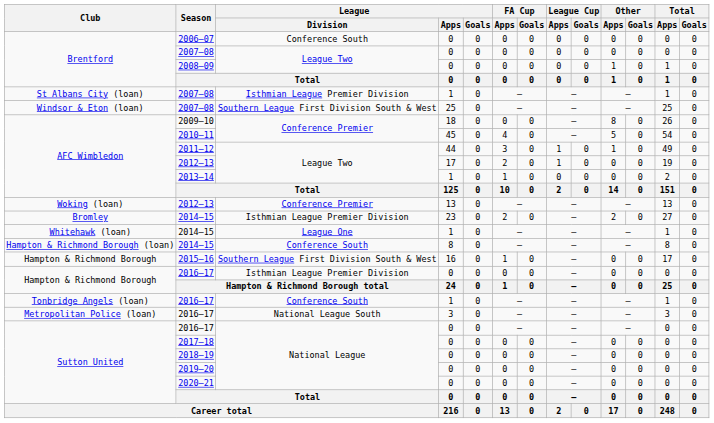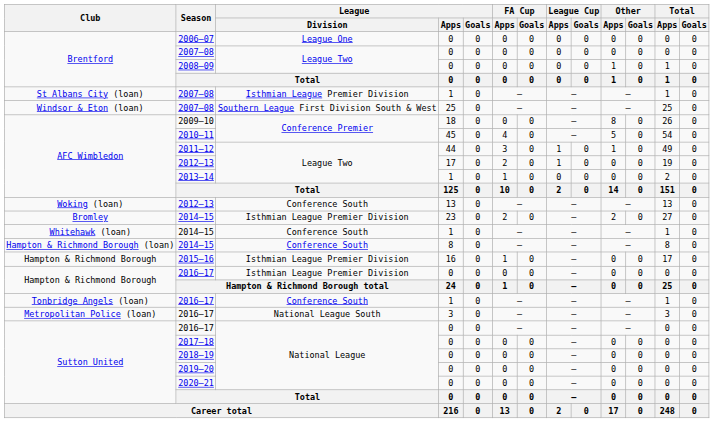(327, 39) Conference South -> (327, 39) League One
(327, 204) Conference Premier -> (327, 204) Conference South
(327, 232) League One -> (327, 232) Conference South
(327, 259) Southern League First Division South & West -> (327, 259) Isthmian League Premier Division
